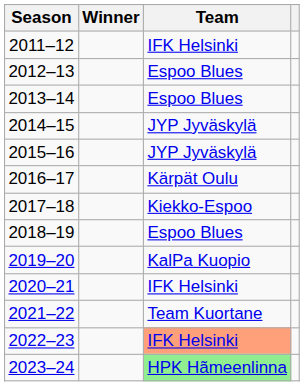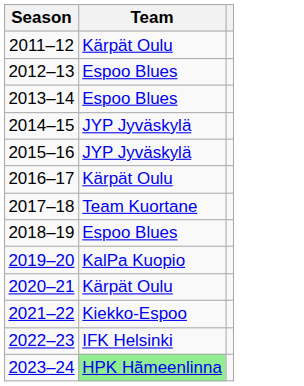- column: (111, 17)
(193, 44) IFK Helsinki -> (128, 44) Kärpät Oulu
(200, 206) Kiekko-Espoo -> (140, 206) Team Kuortane
(193, 286) IFK Helsinki -> (128, 286) Kärpät Oulu
(205, 313) Team Kuortane -> (135, 313) Kiekko-Espoo
(193, 340) lightsalmon background -> (128, 340) no background
